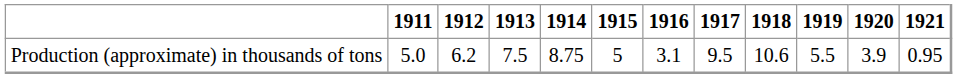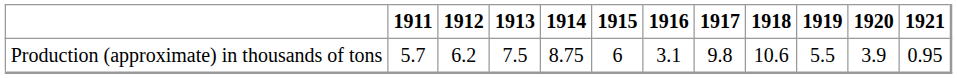(413, 55) 5.0 -> (413, 55) 5.7
(618, 55) 5 -> (618, 55) 6
(720, 55) 9.5 -> (720, 55) 9.8
